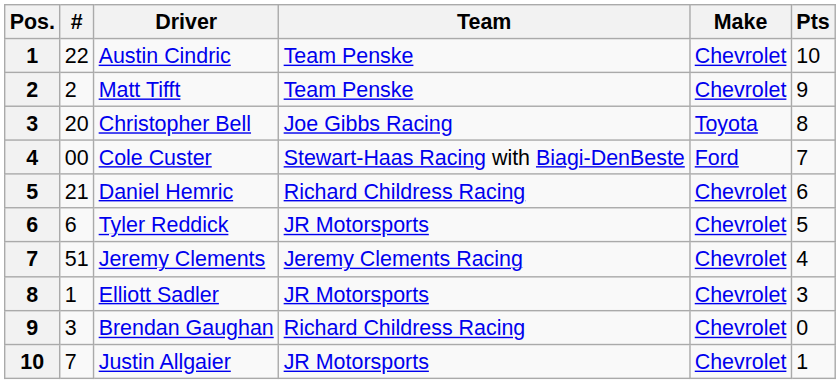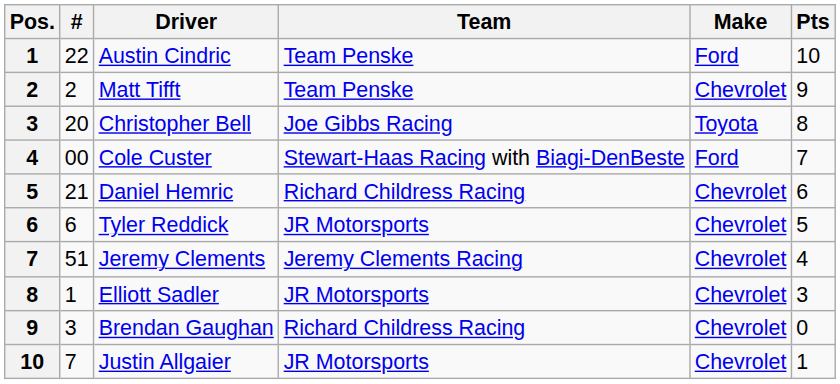(741, 56) Chevrolet -> (717, 56) Ford
